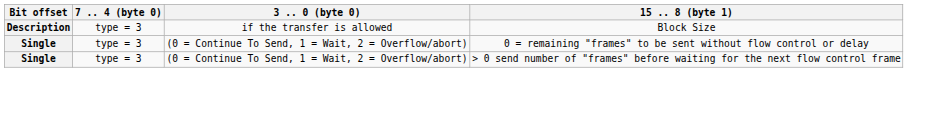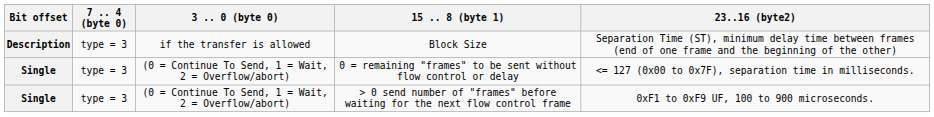+ column: (755, 18)
